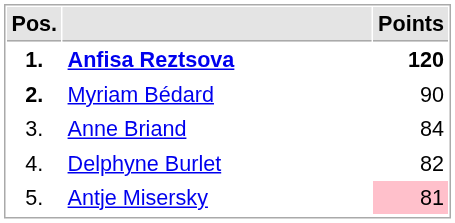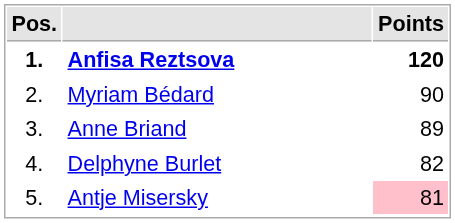(34, 94) bold -> (34, 94) normal
(432, 128) 84 -> (432, 128) 89
